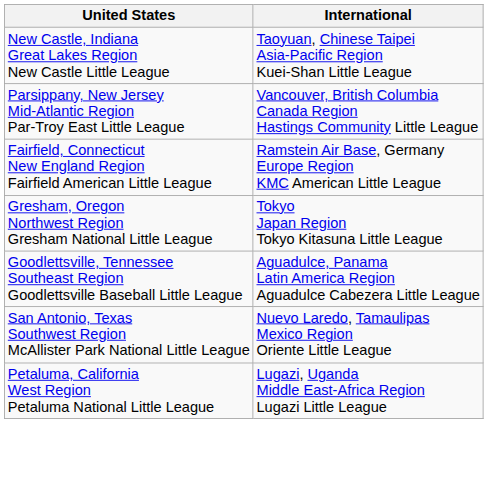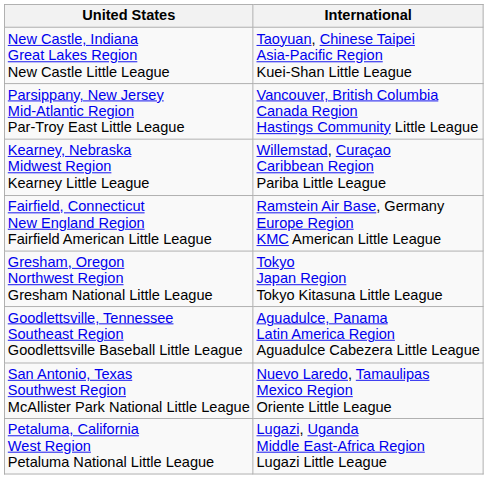+ row: (79, 167)
